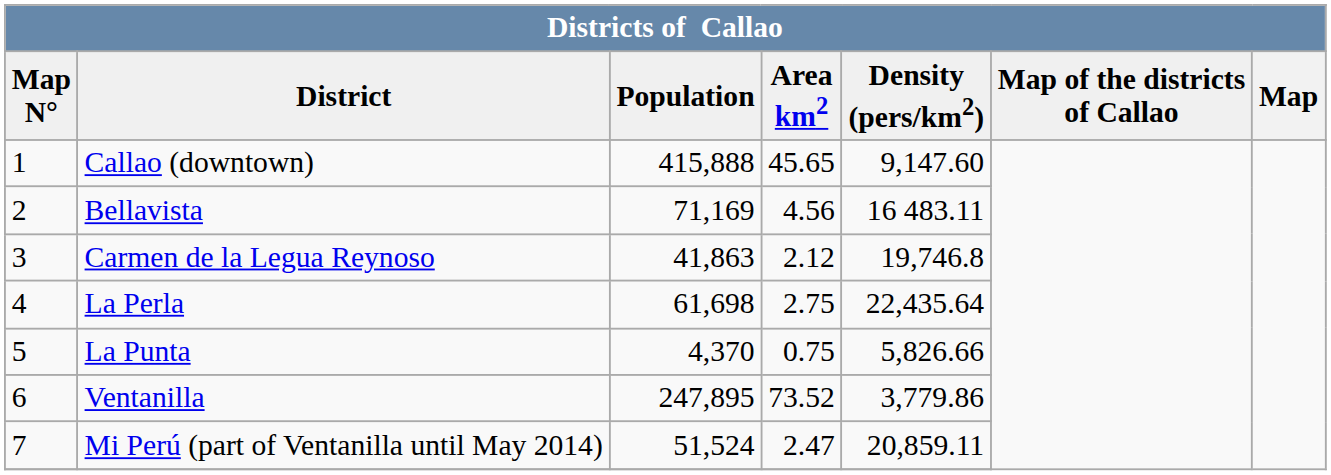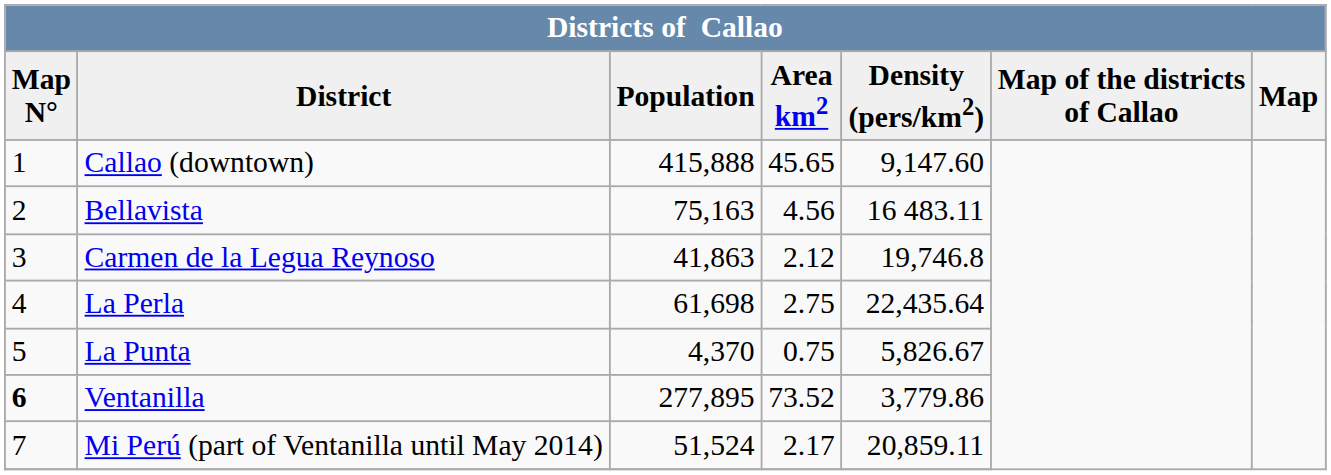(714, 210) 71,169 -> (714, 210) 75,163
(932, 350) 5,826.66 -> (932, 350) 5,826.67
(19, 397) normal -> (19, 397) bold
(707, 397) 247,895 -> (707, 397) 277,895
(809, 444) 2.47 -> (809, 444) 2.17
